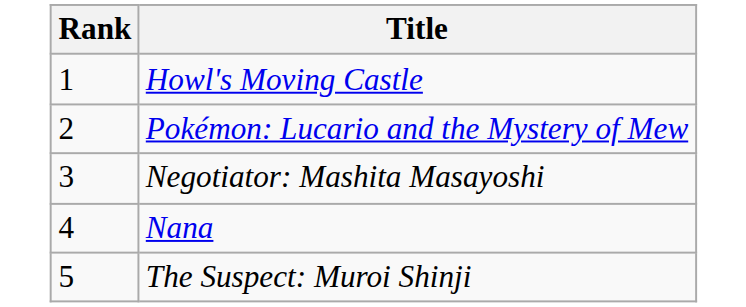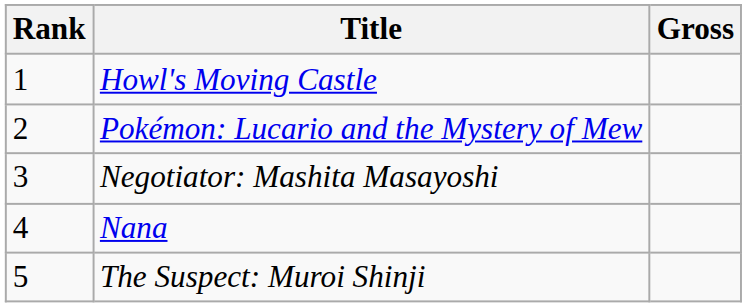+ column: (695, 29)
